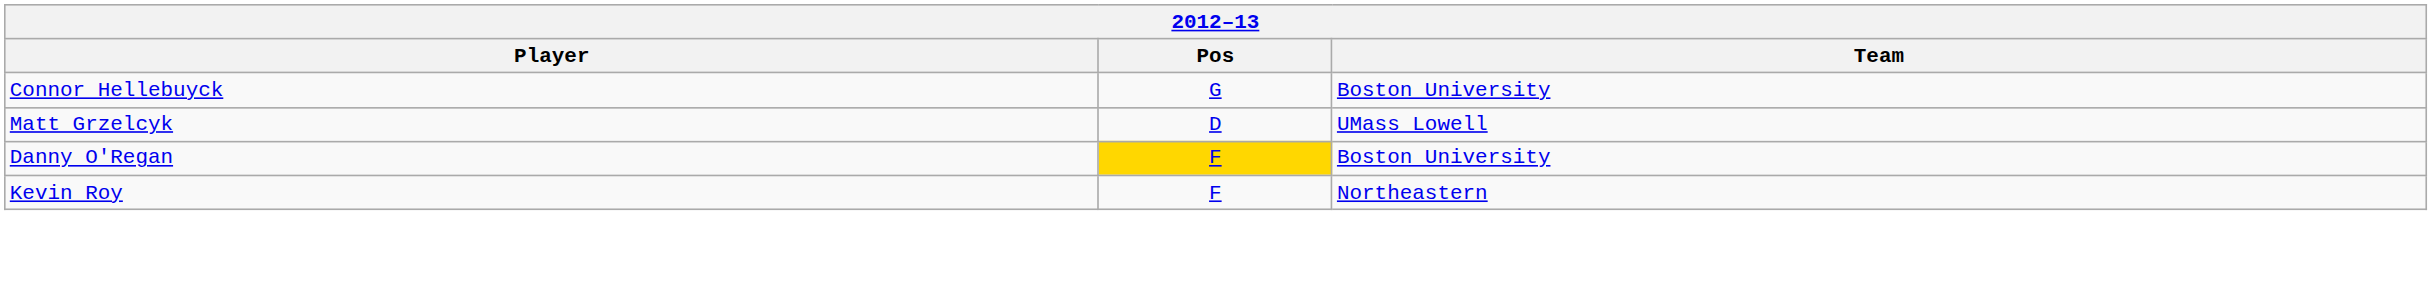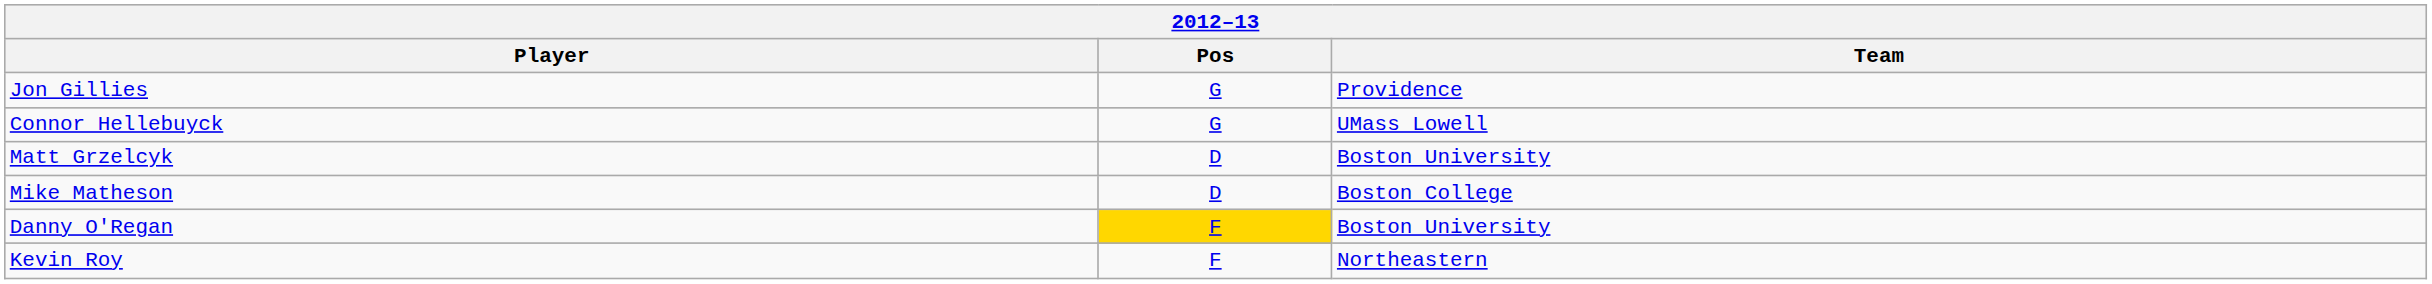+ row: (79, 90)
(1444, 90) Boston University -> (1412, 124) UMass Lowell
(1412, 124) UMass Lowell -> (1444, 158) Boston University
+ row: (91, 192)
